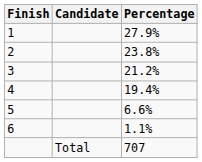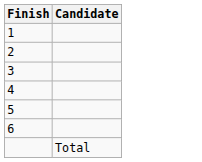- column: (159, 14)
